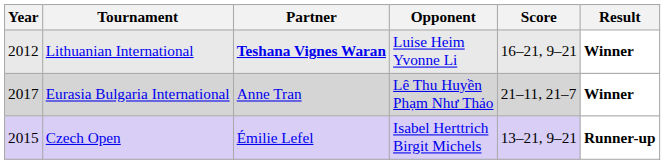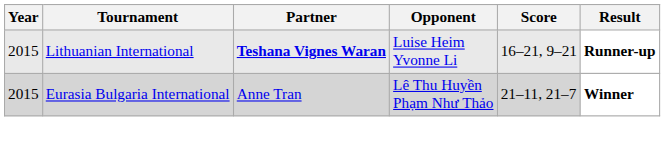(23, 51) 2012 -> (23, 51) 2015
(609, 51) Winner -> (620, 51) Runner-up
(23, 94) 2017 -> (23, 94) 2015
- row: (83, 138)
